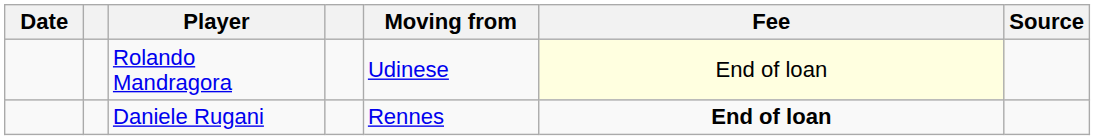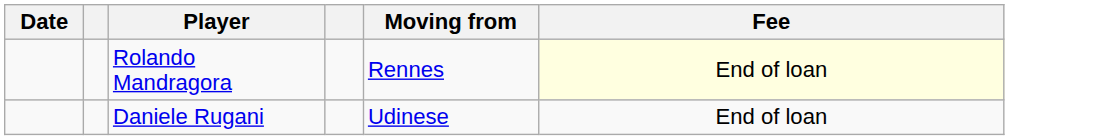- column: (1047, 22)
(408, 69) Udinese -> (406, 69) Rennes
(406, 116) Rennes -> (408, 116) Udinese
(771, 116) bold -> (771, 116) normal
